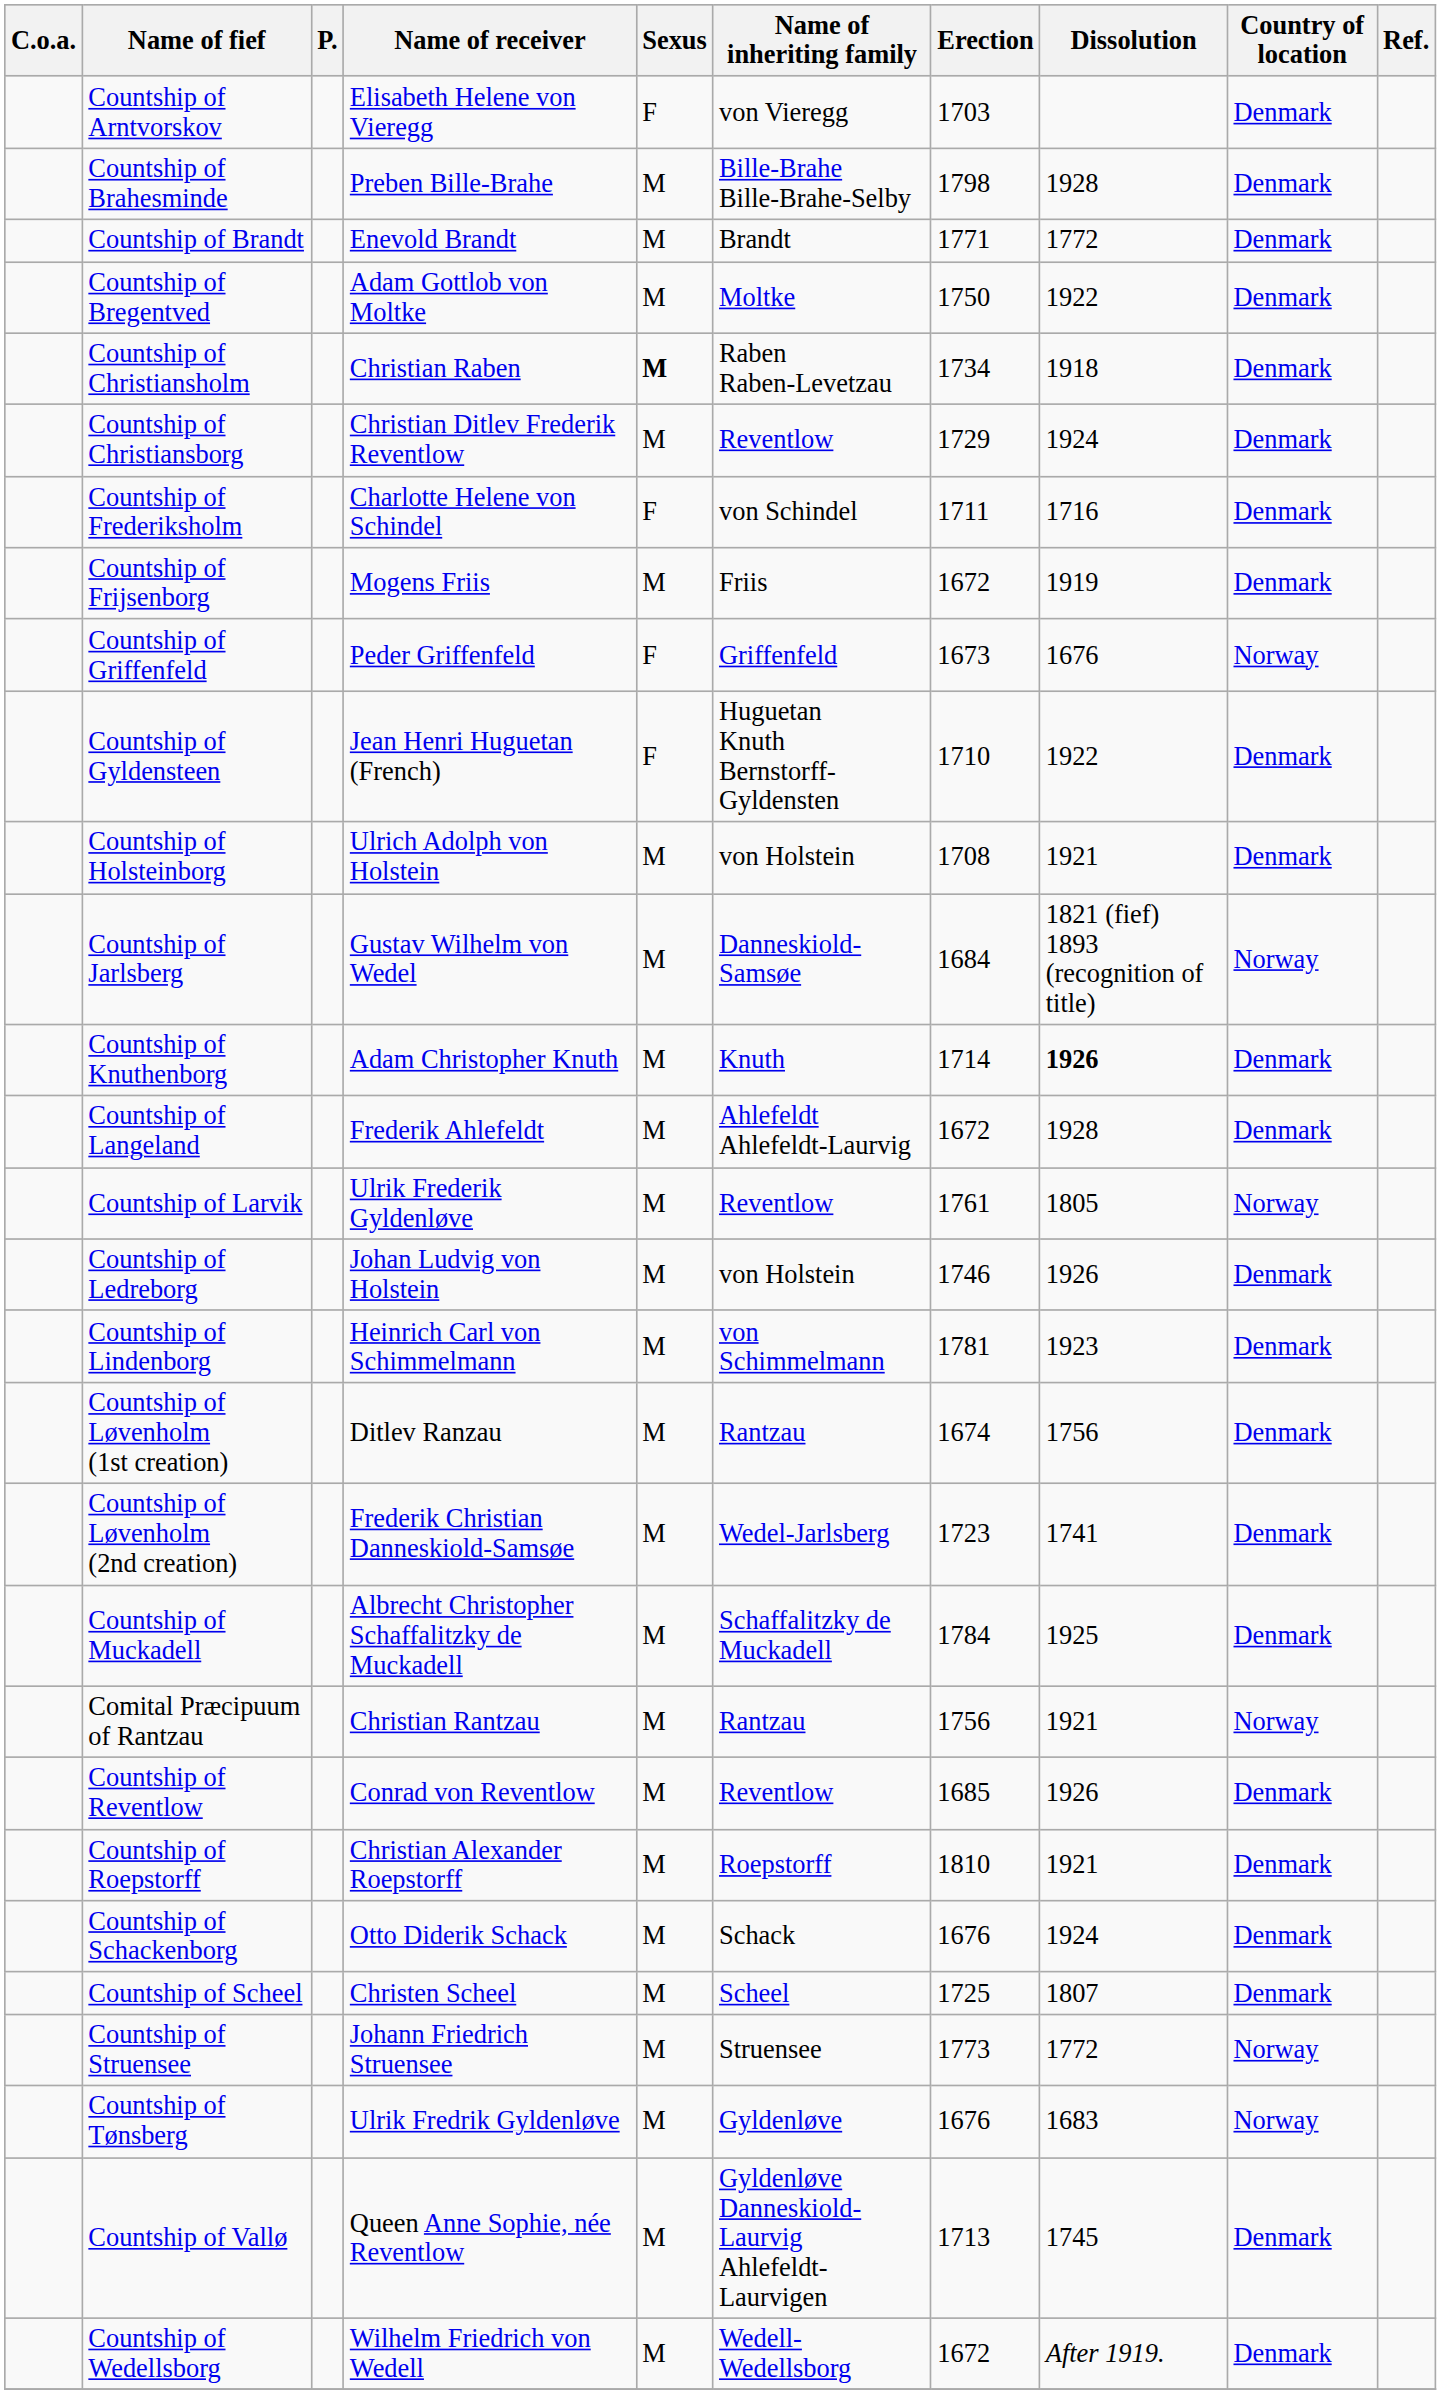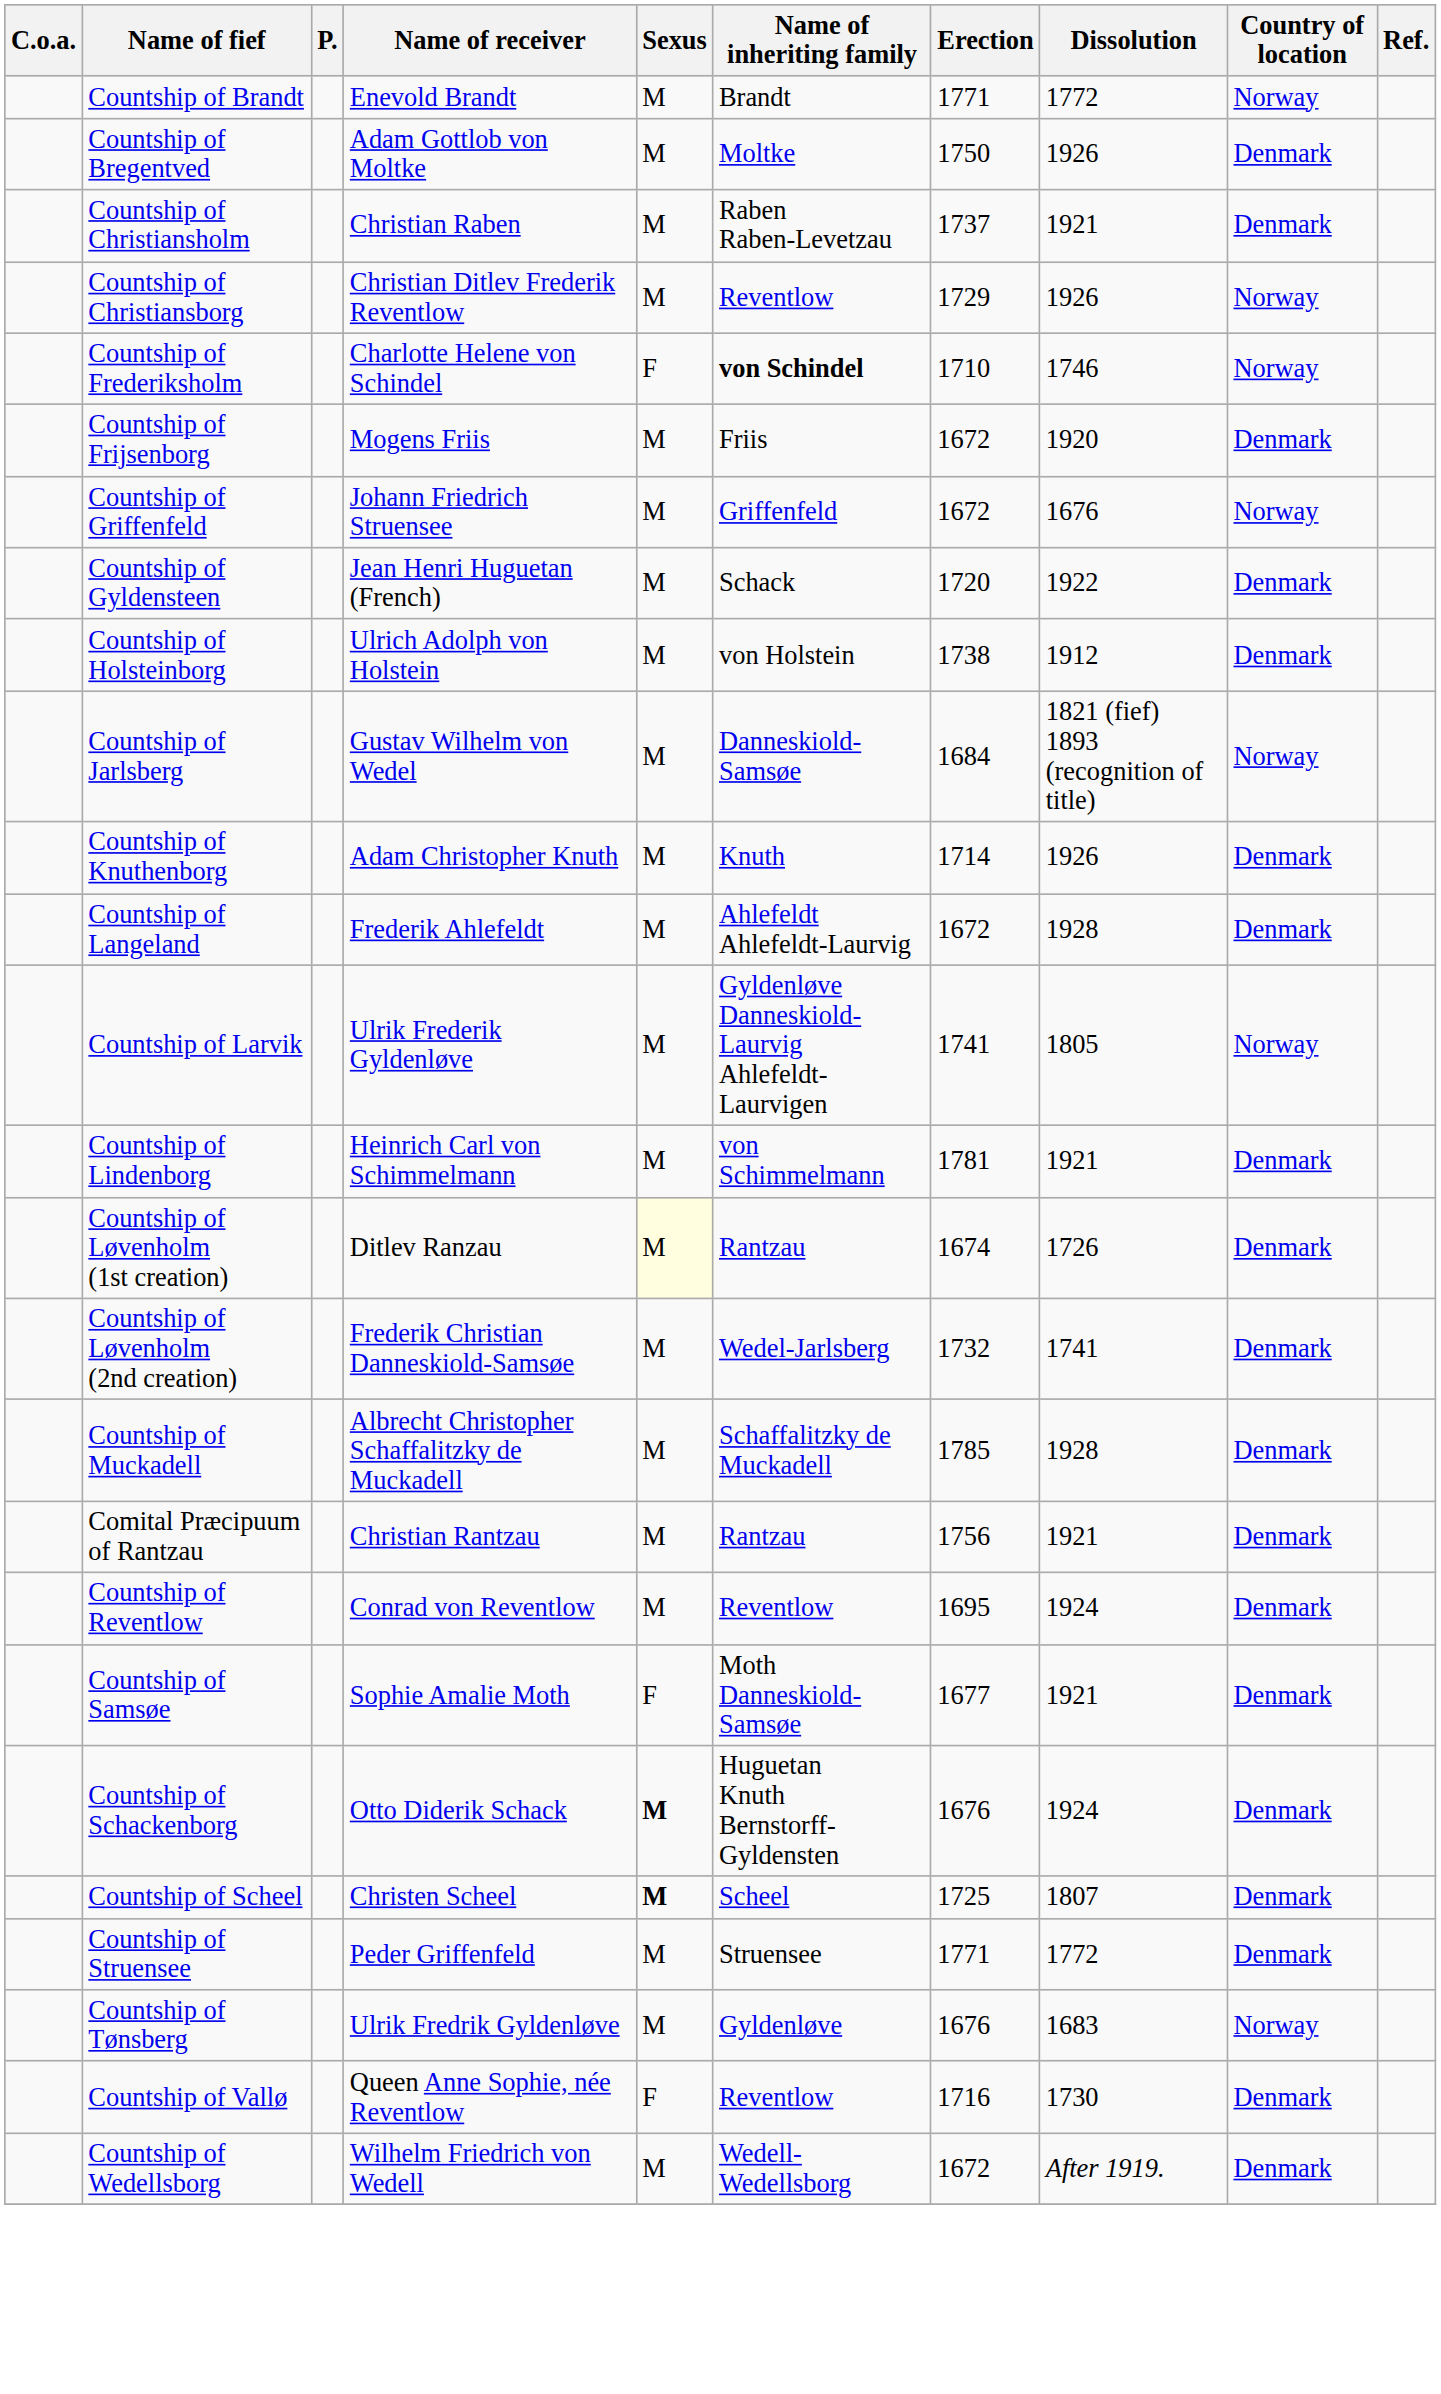- row: (157, 111)
- row: (158, 183)
(1283, 240) Denmark -> (1276, 97) Norway
(1072, 296) 1922 -> (1072, 153) 1926
(655, 368) bold -> (654, 225) normal
(964, 368) 1734 -> (964, 225) 1737
(1072, 368) 1918 -> (1072, 225) 1921
(1072, 439) 1924 -> (1072, 296) 1926
(1283, 439) Denmark -> (1276, 296) Norway
(788, 511) normal -> (791, 368) bold
(963, 511) 1711 -> (964, 368) 1710
(1072, 511) 1716 -> (1072, 368) 1746
(1283, 511) Denmark -> (1276, 368) Norway
(1072, 583) 1919 -> (1072, 439) 1920
(442, 654) Peder Griffenfeld -> (439, 511) Johann Friedrich Struensee
(650, 654) F -> (654, 511) M
(964, 654) 1673 -> (964, 511) 1672
(650, 755) F -> (654, 583) M
(779, 755) Huguetan Knuth Bernstorff-Gyldensten -> (757, 583) Schack
(964, 755) 1710 -> (964, 583) 1720
(964, 857) 1708 -> (964, 654) 1738
(1072, 857) 1921 -> (1072, 654) 1912
(1072, 1059) bold -> (1072, 857) normal
(776, 1202) Reventlow -> (790, 1044) Gyldenløve Danneskiold-Laurvig Ahlefeldt-Laurvigen
(964, 1202) 1761 -> (964, 1044) 1741
- row: (157, 1274)
(1072, 1346) 1923 -> (1072, 1161) 1921
(654, 1432) no background -> (654, 1247) lightyellow background
(1072, 1432) 1756 -> (1072, 1247) 1726
(964, 1533) 1723 -> (964, 1348) 1732
(964, 1635) 1784 -> (964, 1450) 1785
(1072, 1635) 1925 -> (1072, 1450) 1928
(1276, 1721) Norway -> (1283, 1536) Denmark
(964, 1792) 1685 -> (964, 1607) 1695
(1072, 1792) 1926 -> (1072, 1607) 1924
- row: (157, 1864)
+ row: (157, 1694)
(654, 1936) normal -> (655, 1810) bold
(757, 1936) Schack -> (779, 1810) Huguetan Knuth Bernstorff-Gyldensten
(654, 1992) normal -> (655, 1896) bold
(439, 2049) Johann Friedrich Struensee -> (442, 1953) Peder Griffenfeld
(964, 2049) 1773 -> (964, 1953) 1771
(1276, 2049) Norway -> (1283, 1953) Denmark
(654, 2237) M -> (650, 2096) F
(790, 2237) Gyldenløve Danneskiold-Laurvig Ahlefeldt-Laurvigen -> (776, 2096) Reventlow
(964, 2237) 1713 -> (964, 2096) 1716
(1072, 2237) 1745 -> (1072, 2096) 1730
